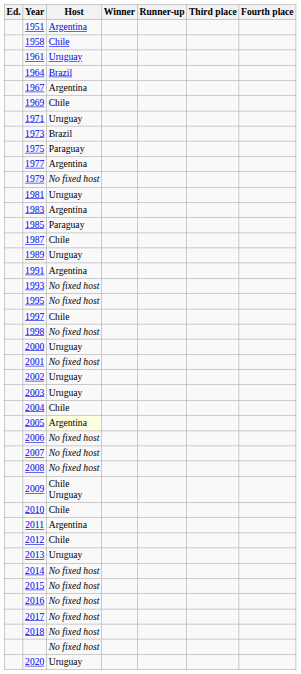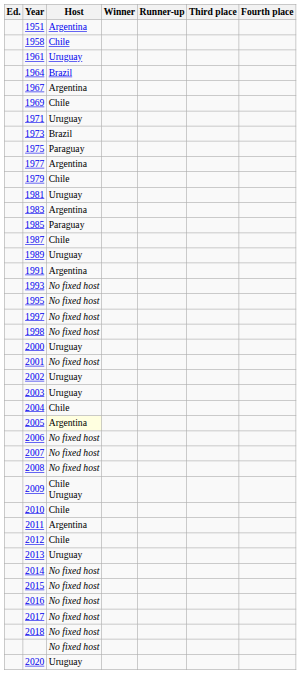(74, 179) No fixed host -> (59, 179) Chile
(59, 316) Chile -> (74, 316) No fixed host
